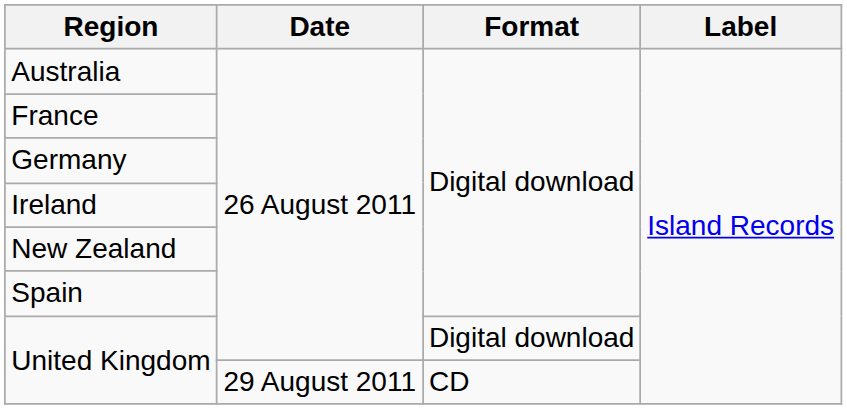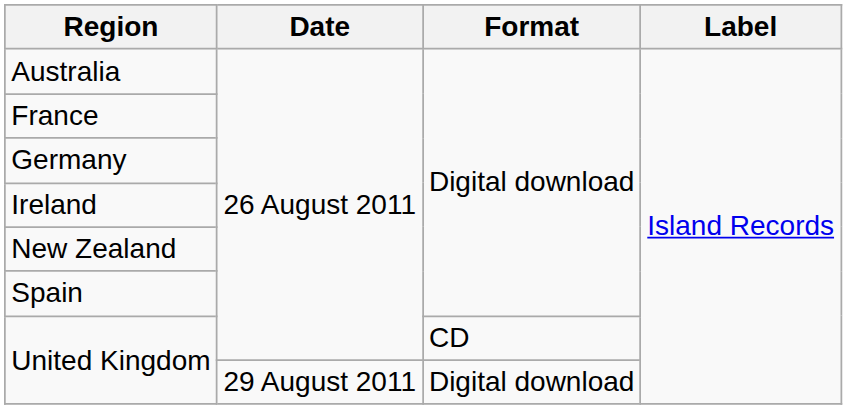(532, 337) Digital download -> (449, 337) CD
(449, 381) CD -> (532, 381) Digital download
